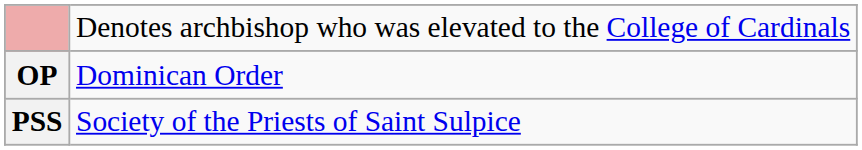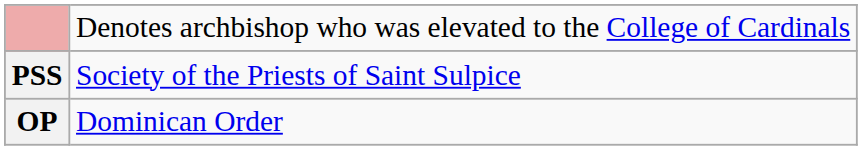rows swapped: (37, 74) <-> (37, 121)
